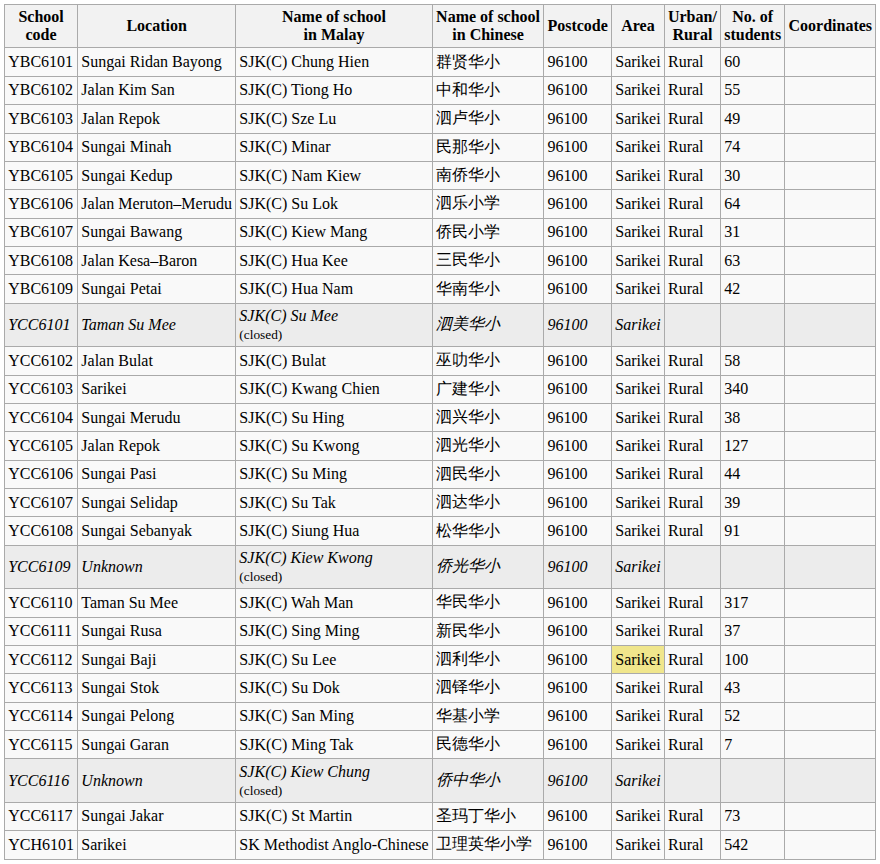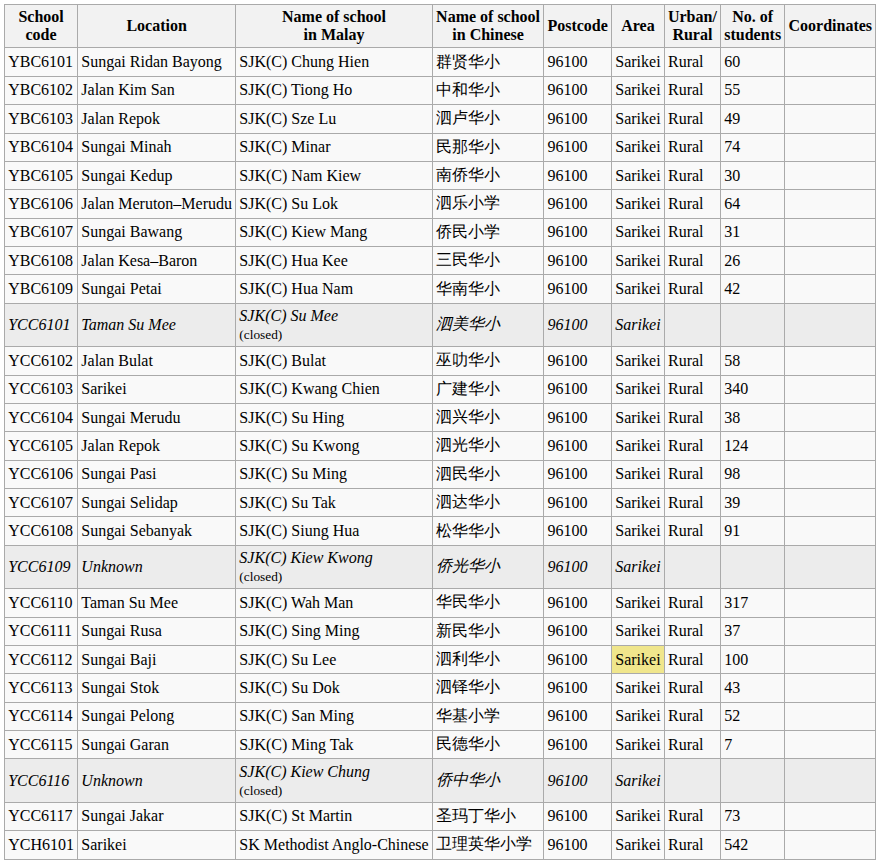(732, 260) 63 -> (732, 260) 26
(736, 445) 127 -> (736, 445) 124
(732, 474) 44 -> (732, 474) 98
